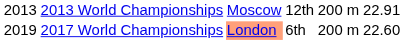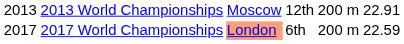(20, 30) 2019 -> (20, 30) 2017
(382, 30) 22.60 -> (382, 30) 22.59
